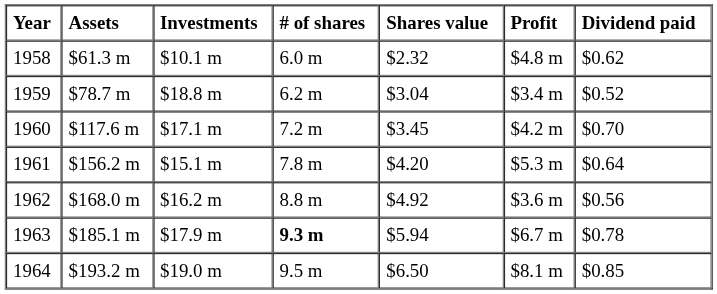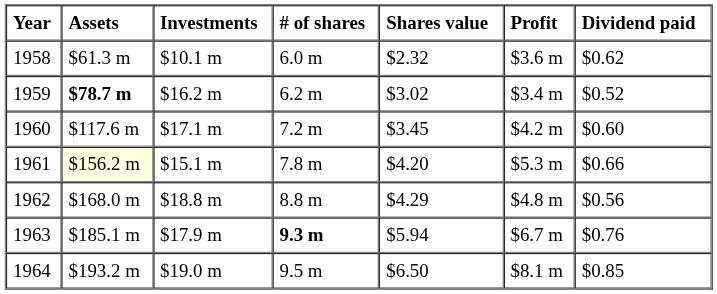(537, 58) $4.8 m -> (537, 58) $3.6 m
(100, 93) normal -> (100, 93) bold
(191, 93) $18.8 m -> (191, 93) $16.2 m
(408, 93) $3.04 -> (408, 93) $3.02
(603, 128) $0.70 -> (603, 128) $0.60
(104, 164) no background -> (104, 164) lightyellow background
(603, 164) $0.64 -> (603, 164) $0.66
(191, 199) $16.2 m -> (191, 199) $18.8 m
(408, 199) $4.92 -> (408, 199) $4.29
(537, 199) $3.6 m -> (537, 199) $4.8 m
(603, 235) $0.78 -> (603, 235) $0.76
